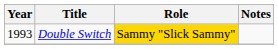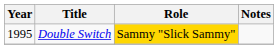(20, 34) 1993 -> (20, 34) 1995
